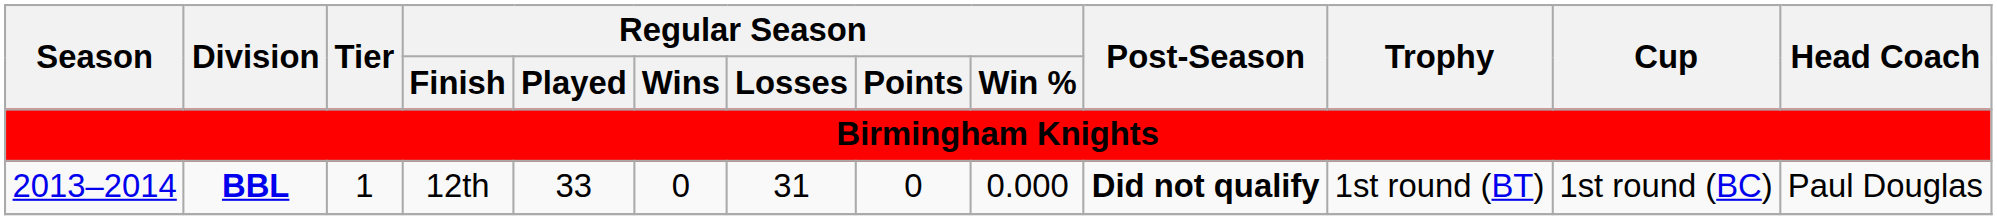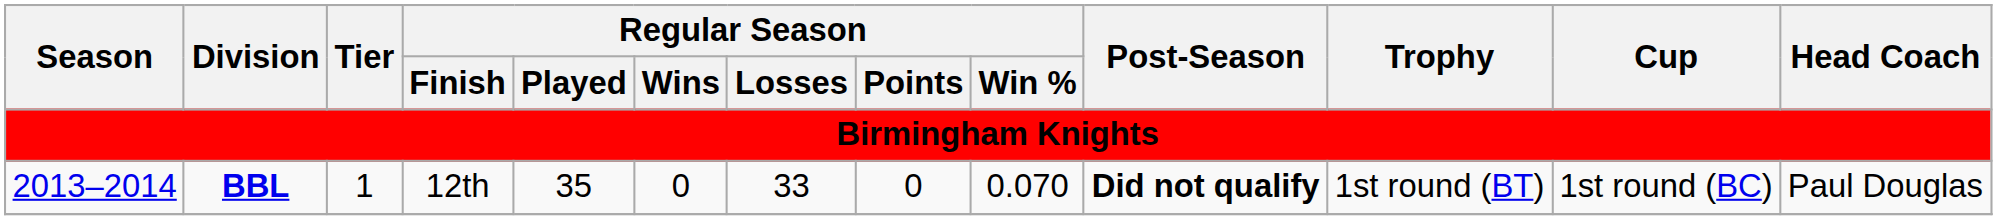(574, 186) 33 -> (574, 186) 35
(792, 186) 31 -> (792, 186) 33
(1028, 186) 0.000 -> (1028, 186) 0.070
